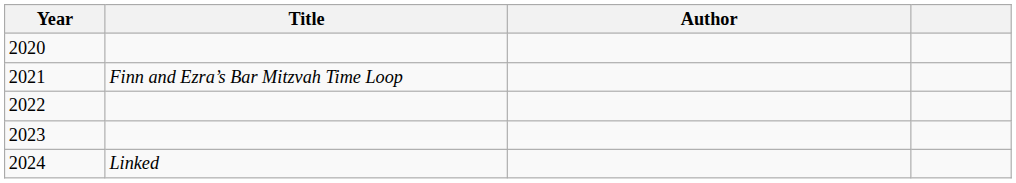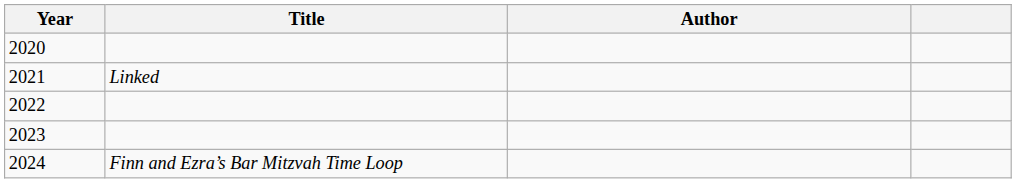(256, 76) Finn and Ezra’s Bar Mitzvah Time Loop -> (134, 76) Linked
(134, 163) Linked -> (256, 163) Finn and Ezra’s Bar Mitzvah Time Loop
